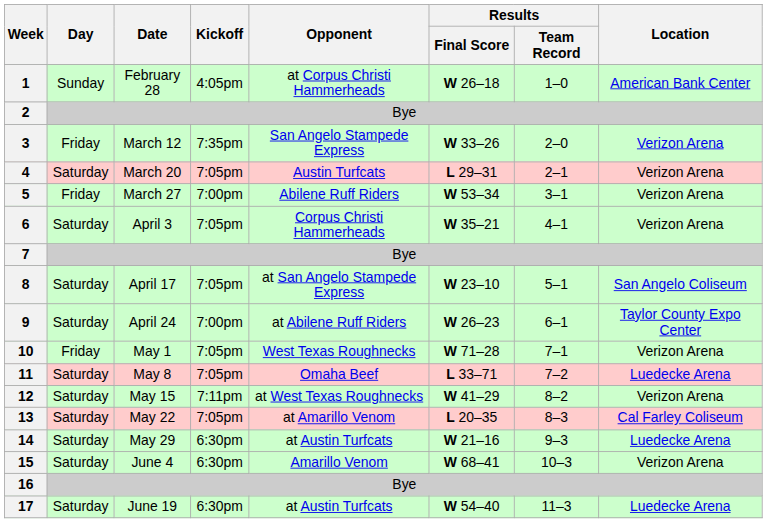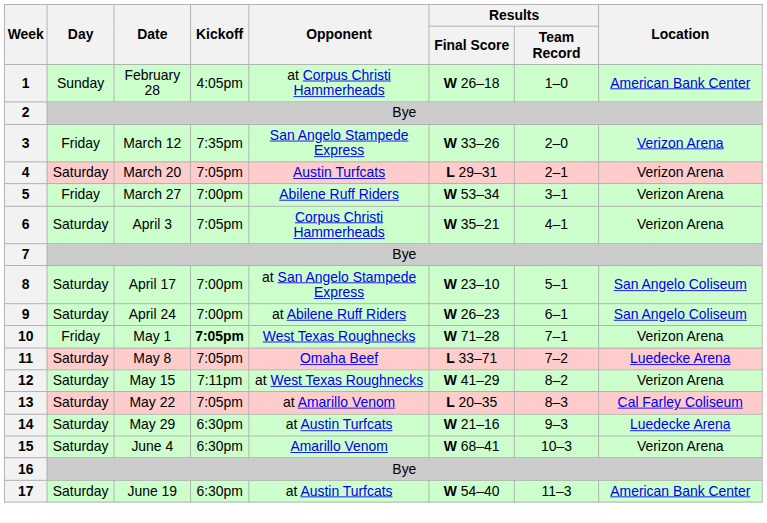(220, 284) 7:05pm -> (220, 284) 7:00pm
(680, 322) Taylor County Expo Center -> (680, 314) San Angelo Coliseum
(220, 352) normal -> (220, 336) bold
(680, 506) Luedecke Arena -> (680, 491) American Bank Center
